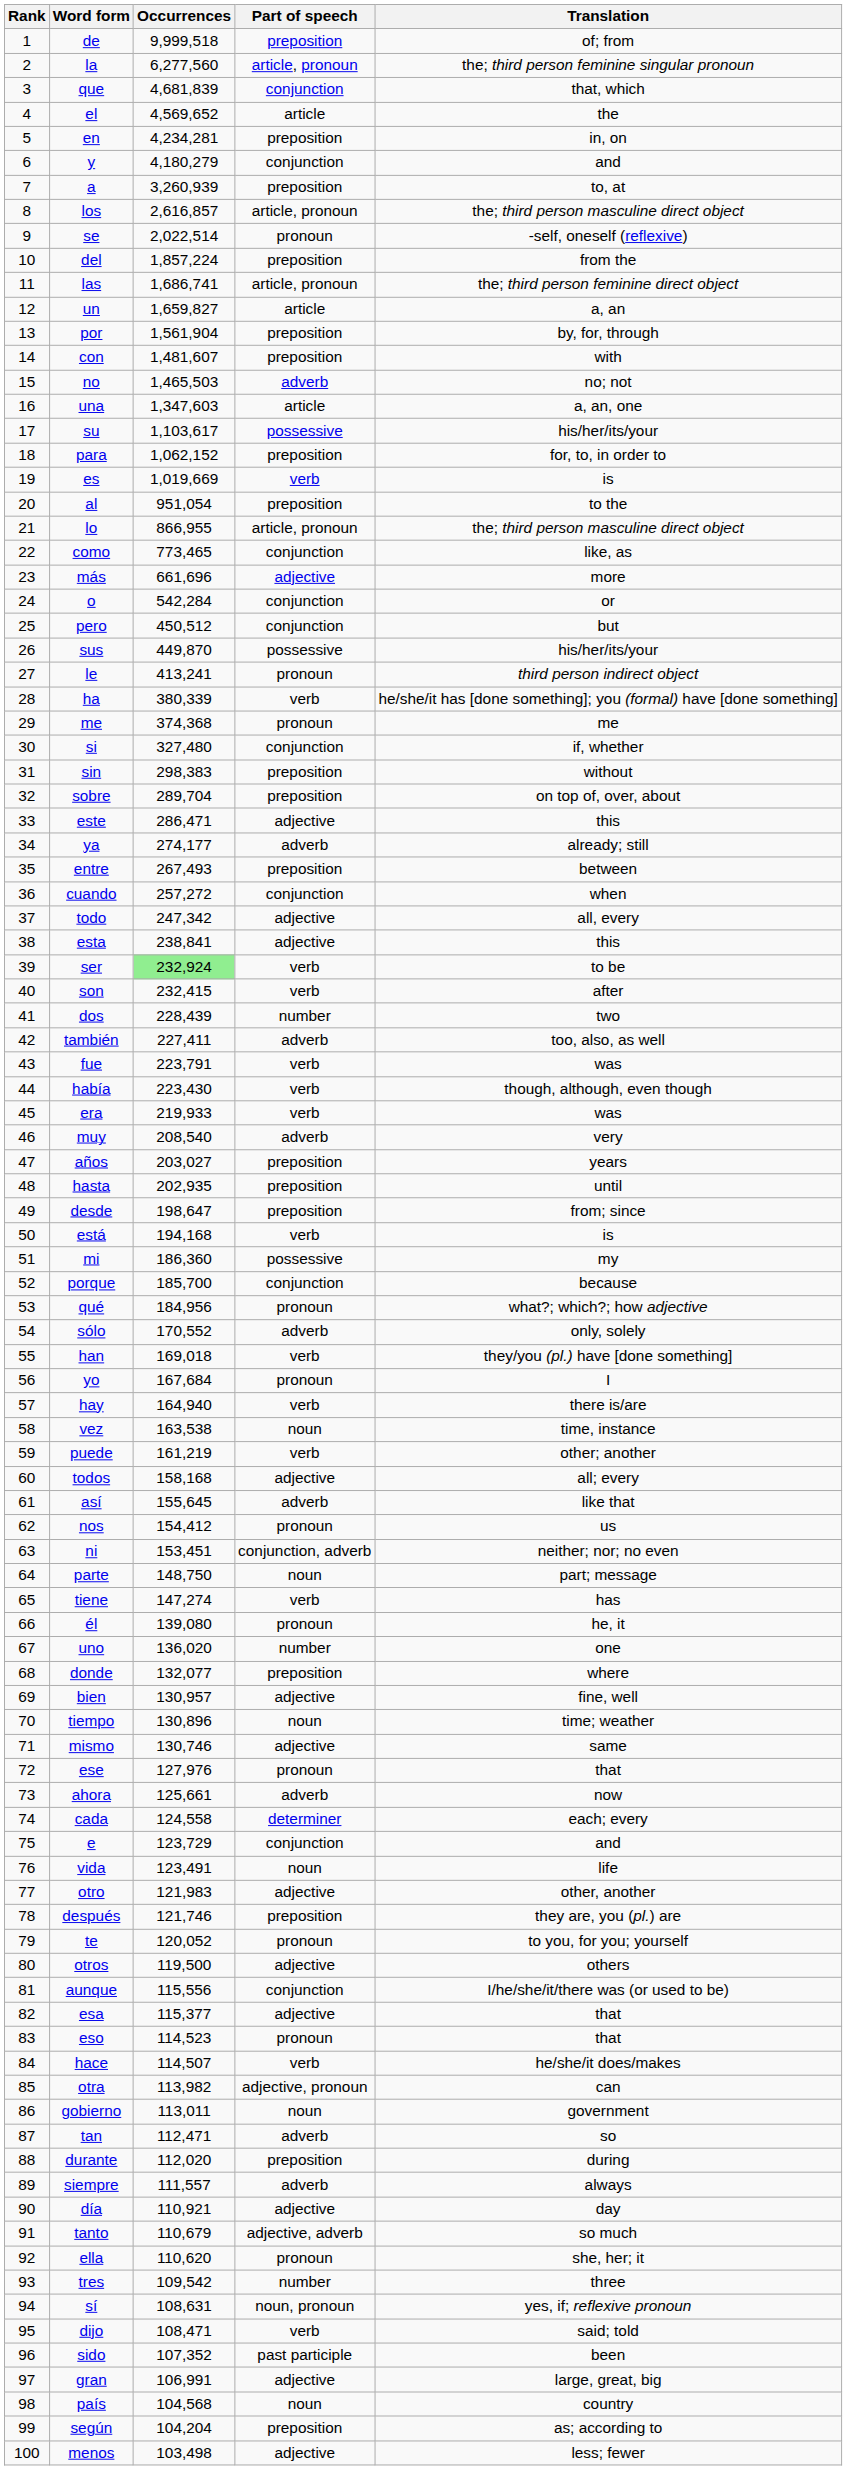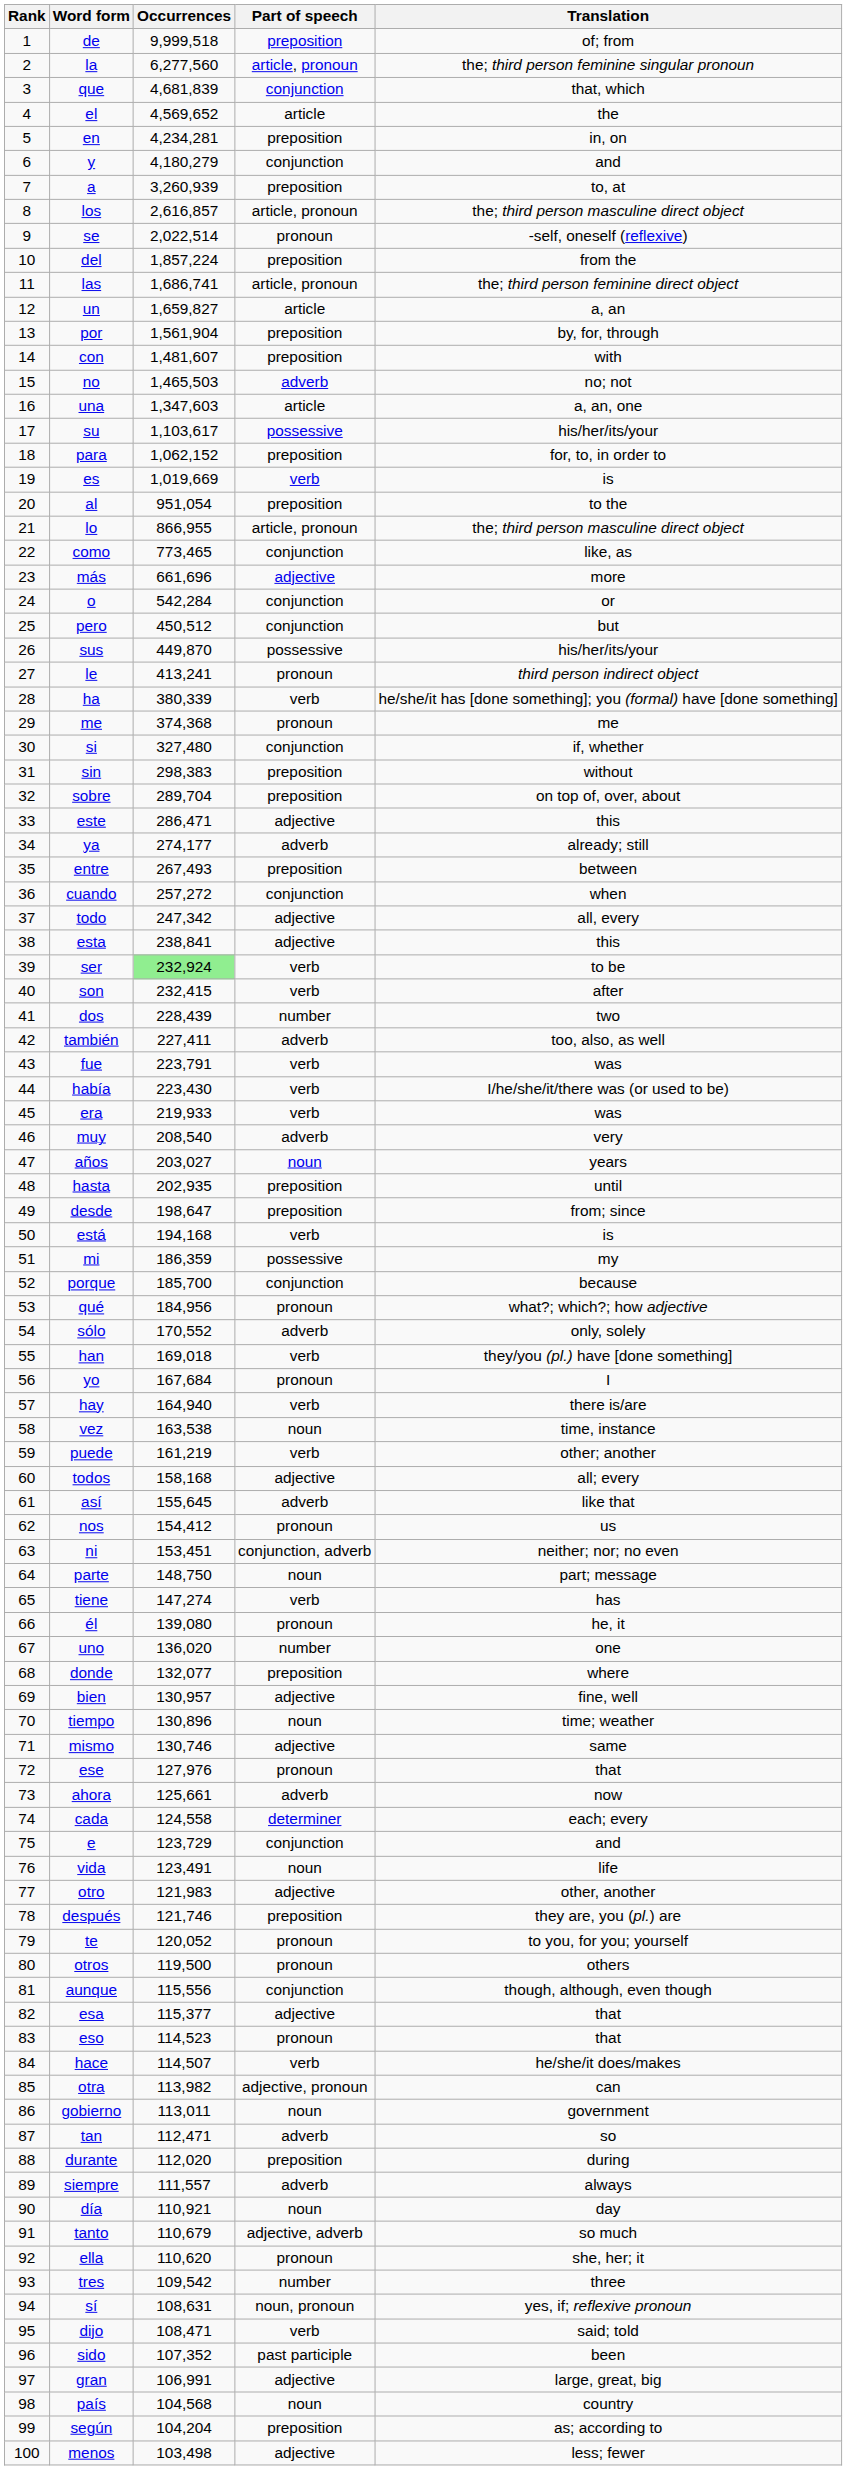(608, 1088) though, although, even though -> (608, 1088) I/he/she/it/there was (or used to be)
(305, 1161) preposition -> (305, 1161) noun
(184, 1259) 186,360 -> (184, 1259) 186,359
(305, 1965) adjective -> (305, 1965) pronoun
(608, 1989) I/he/she/it/there was (or used to be) -> (608, 1989) though, although, even though
(305, 2209) adjective -> (305, 2209) noun
